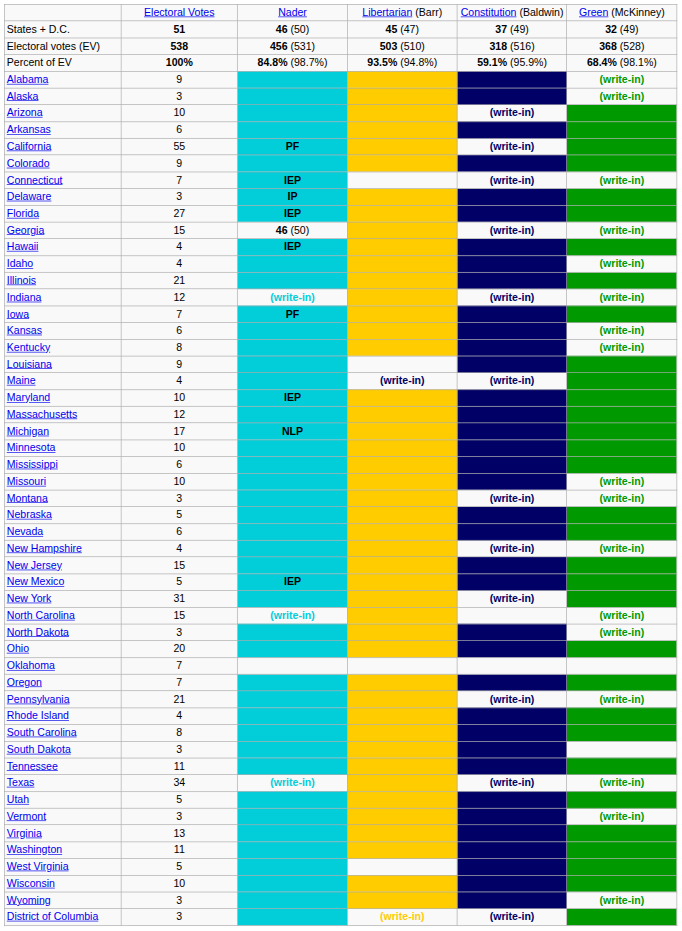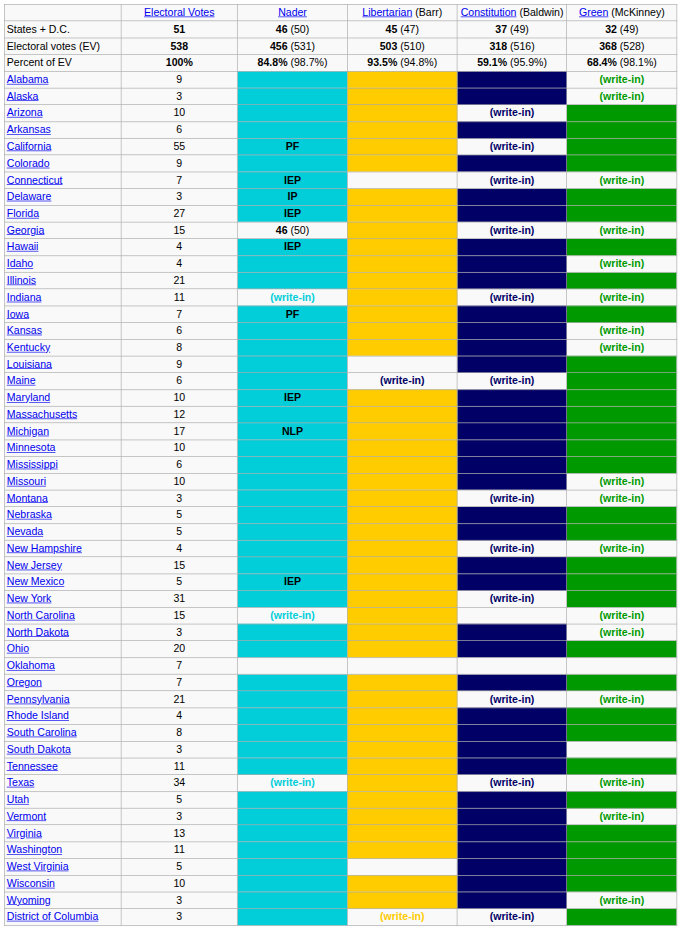(179, 297) 12 -> (179, 297) 11
(179, 381) 4 -> (179, 381) 6
(179, 532) 6 -> (179, 532) 5
